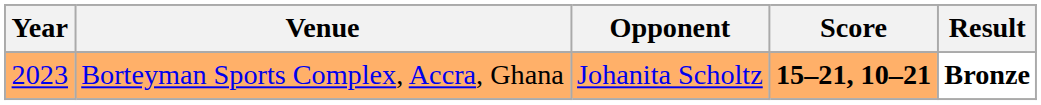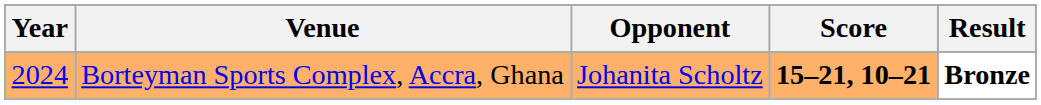(40, 74) 2023 -> (40, 74) 2024
